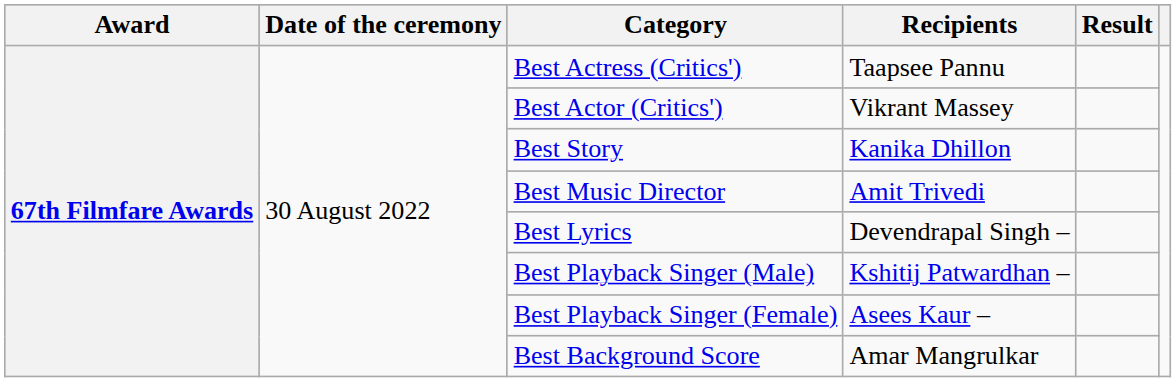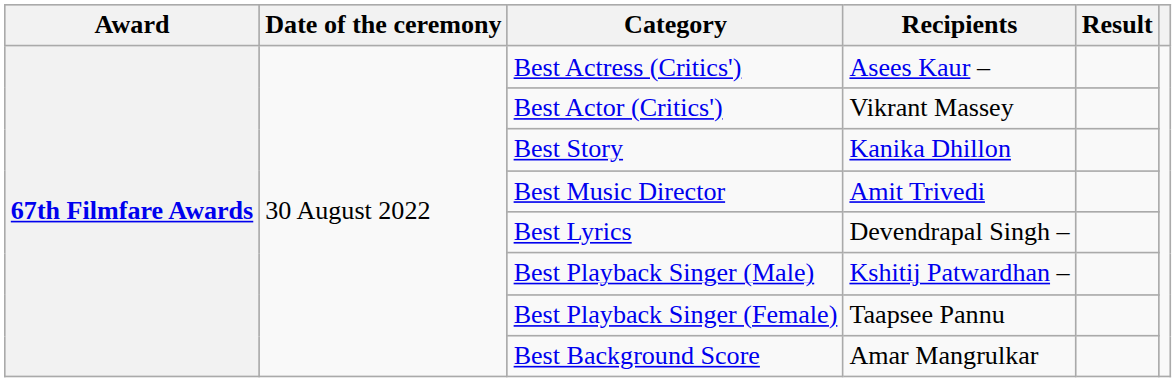(927, 66) Taapsee Pannu -> (920, 66) Asees Kaur –
(920, 314) Asees Kaur – -> (927, 314) Taapsee Pannu
